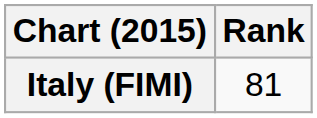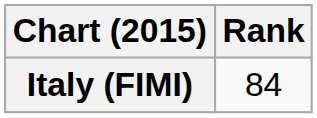(264, 84) 81 -> (264, 84) 84
